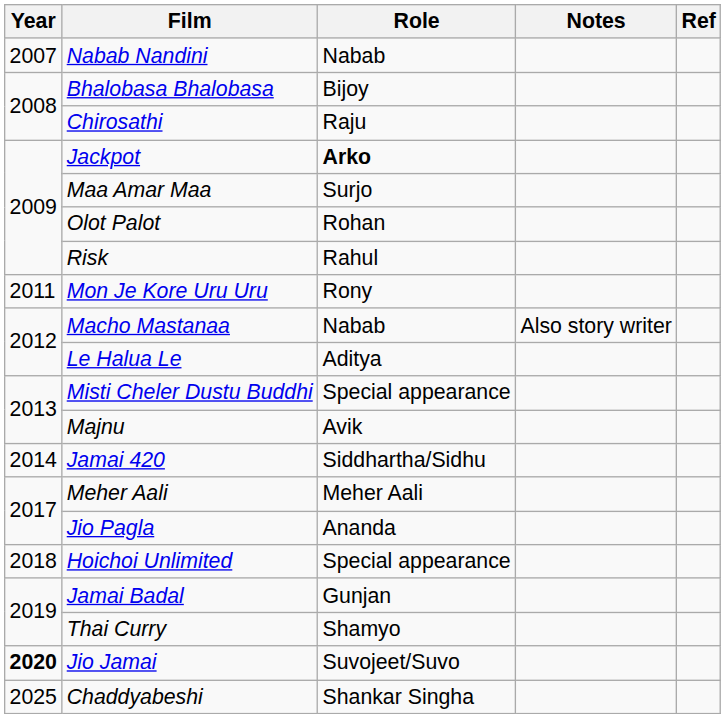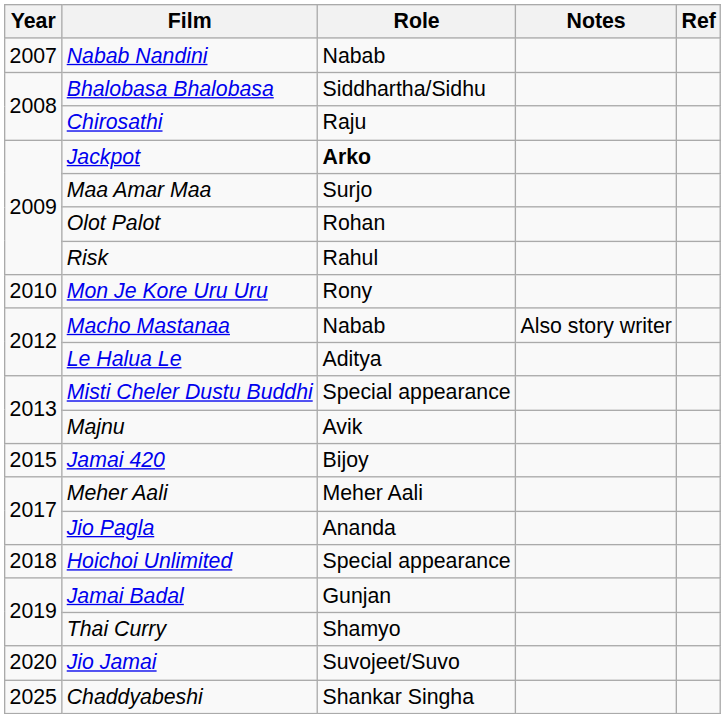(346, 88) Bijoy -> (404, 88) Siddhartha/Sidhu
(32, 291) 2011 -> (33, 291) 2010
(33, 460) 2014 -> (33, 460) 2015
(404, 460) Siddhartha/Sidhu -> (346, 460) Bijoy
(33, 662) bold -> (33, 662) normal
